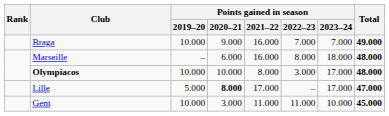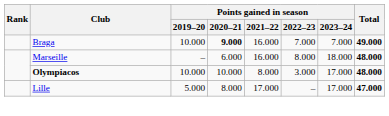(232, 42) normal -> (232, 42) bold
(232, 88) bold -> (232, 88) normal
- row: (41, 103)
